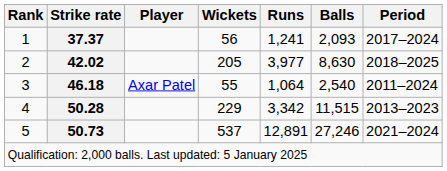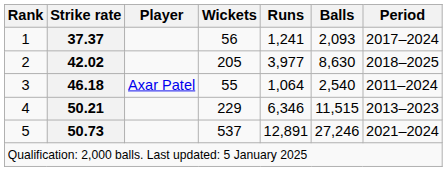(86, 108) 50.28 -> (86, 108) 50.21
(286, 108) 3,342 -> (286, 108) 6,346
